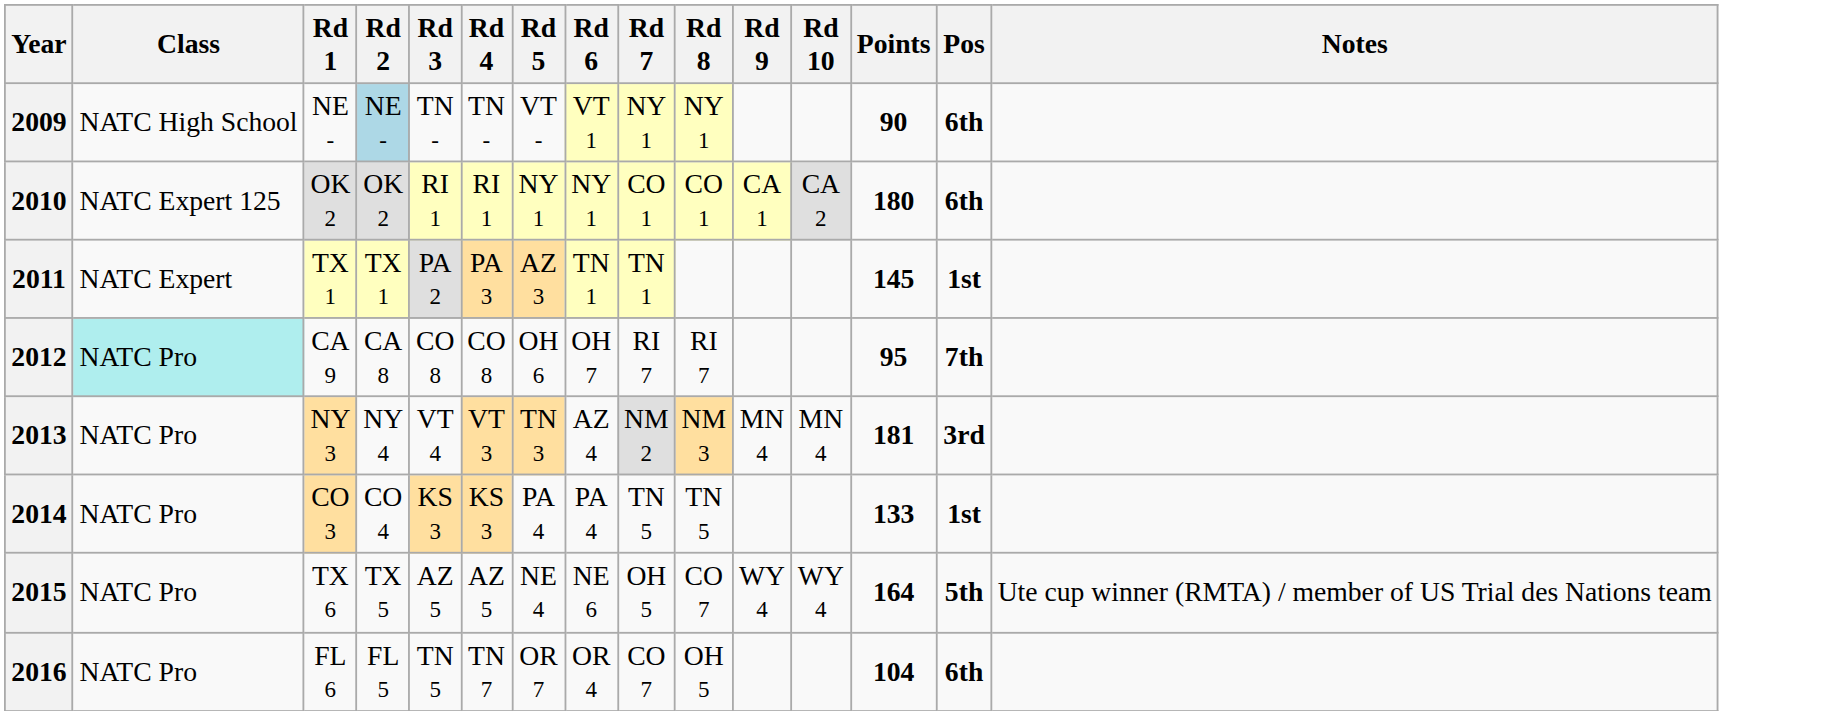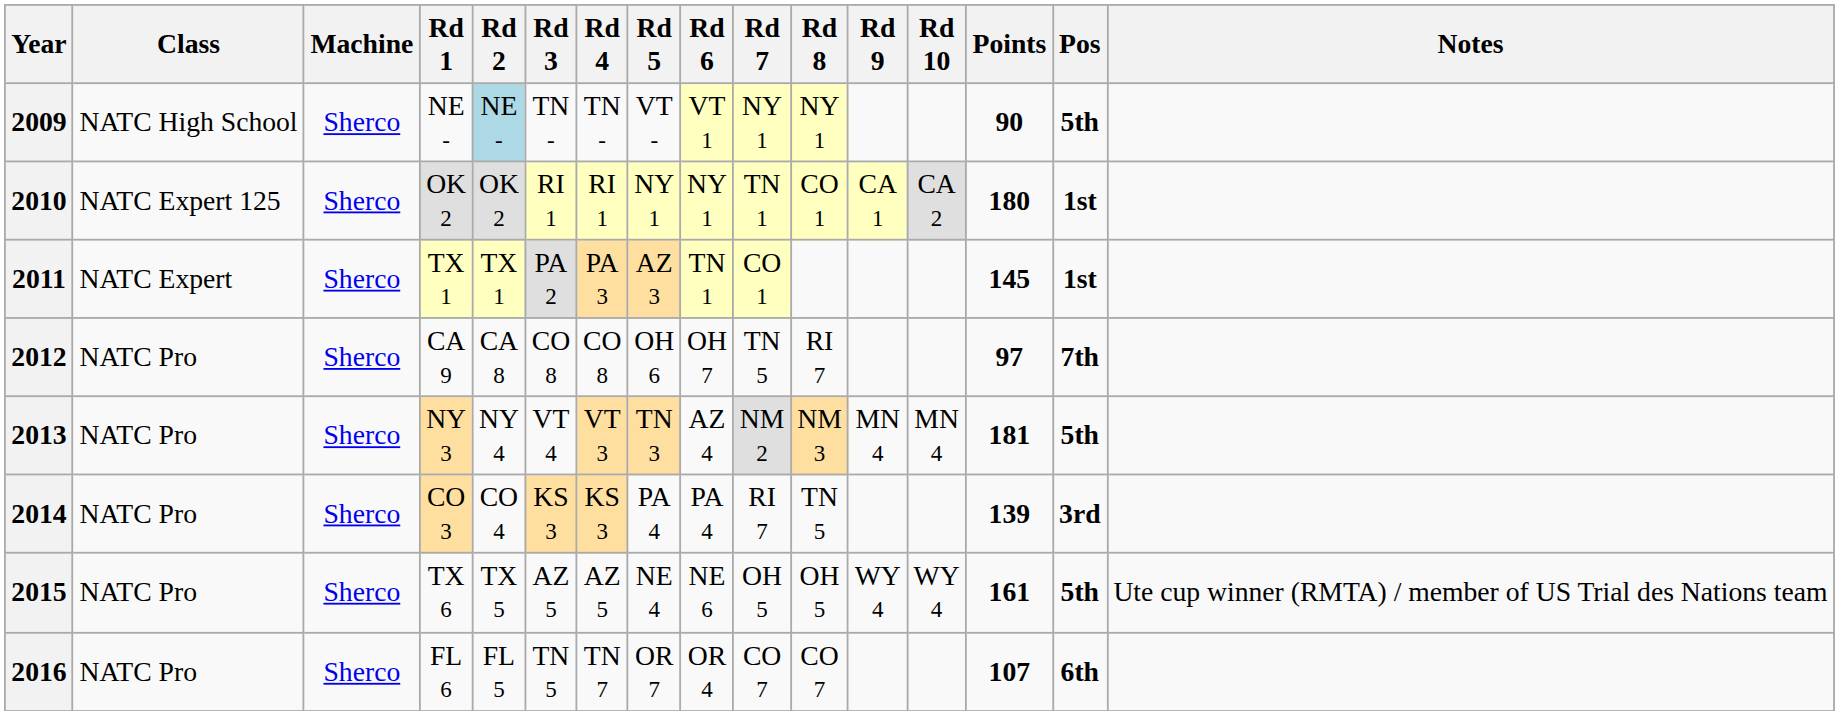+ column: (362, 43)
(964, 122) 6th -> (1080, 122) 5th
(646, 200) CO 1 -> (762, 200) TN 1
(964, 200) 6th -> (1080, 200) 1st
(646, 278) TN 1 -> (762, 278) CO 1
(138, 357) paleturquoise background -> (138, 357) no background
(646, 357) RI 7 -> (762, 357) TN 5
(894, 357) 95 -> (1009, 357) 97
(964, 435) 3rd -> (1080, 435) 5th
(646, 514) TN 5 -> (762, 514) RI 7
(894, 514) 133 -> (1009, 514) 139
(964, 514) 1st -> (1080, 514) 3rd
(704, 592) CO 7 -> (820, 592) OH 5
(894, 592) 164 -> (1009, 592) 161
(704, 670) OH 5 -> (820, 670) CO 7
(894, 670) 104 -> (1009, 670) 107
